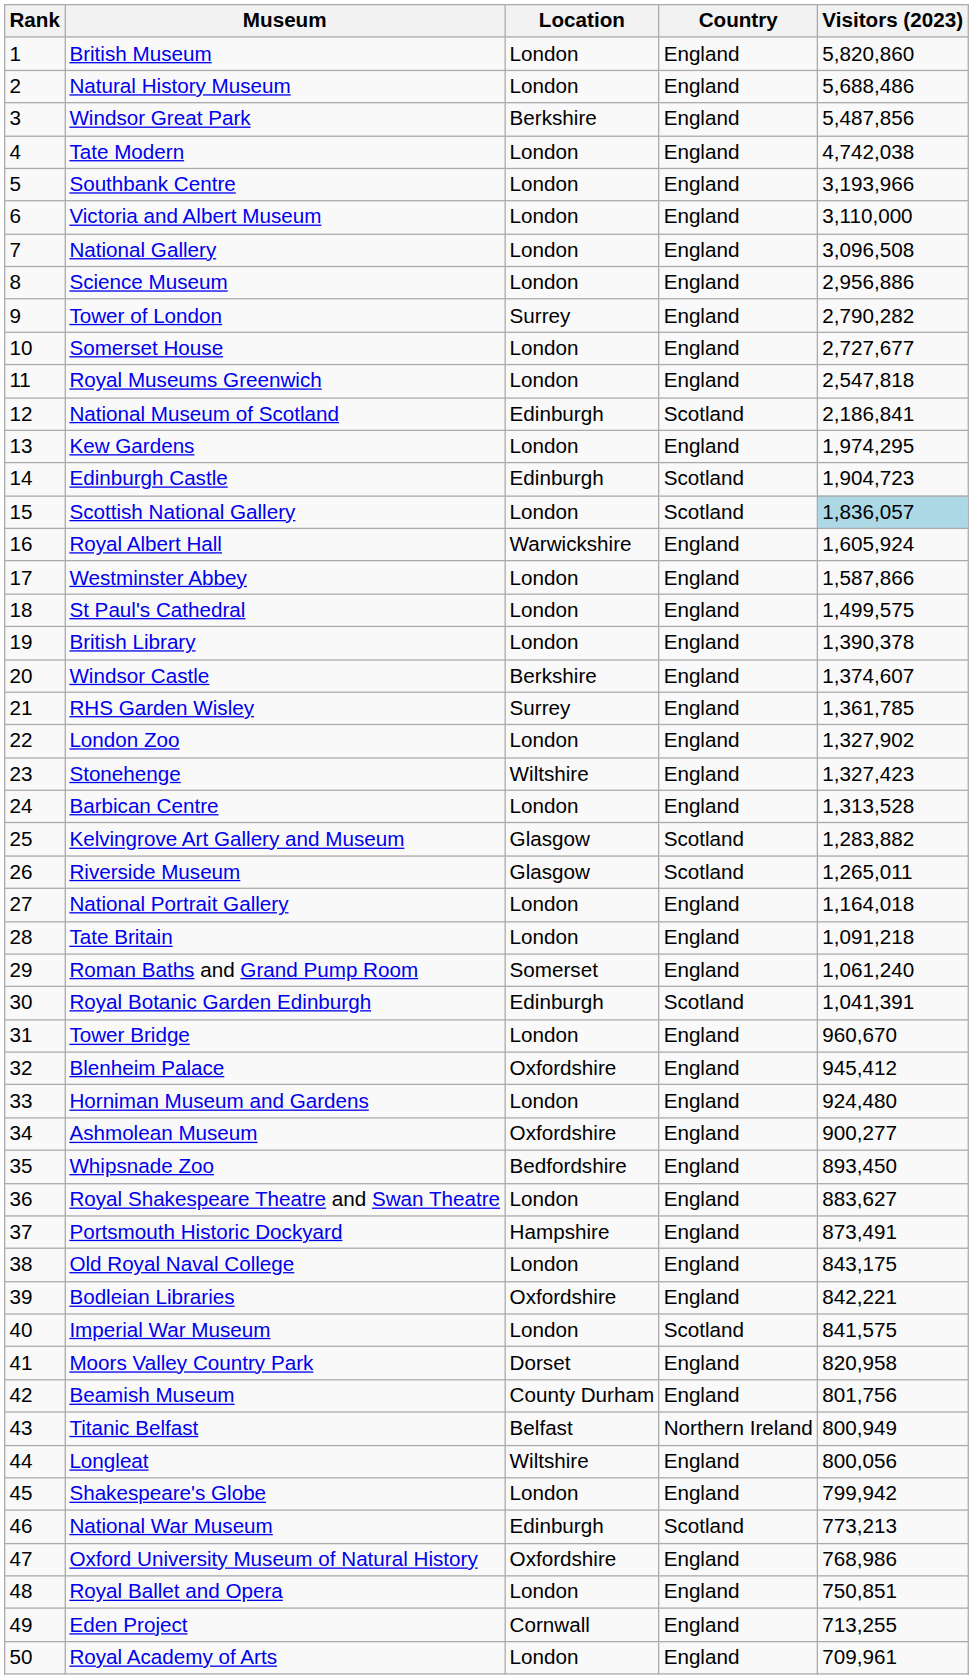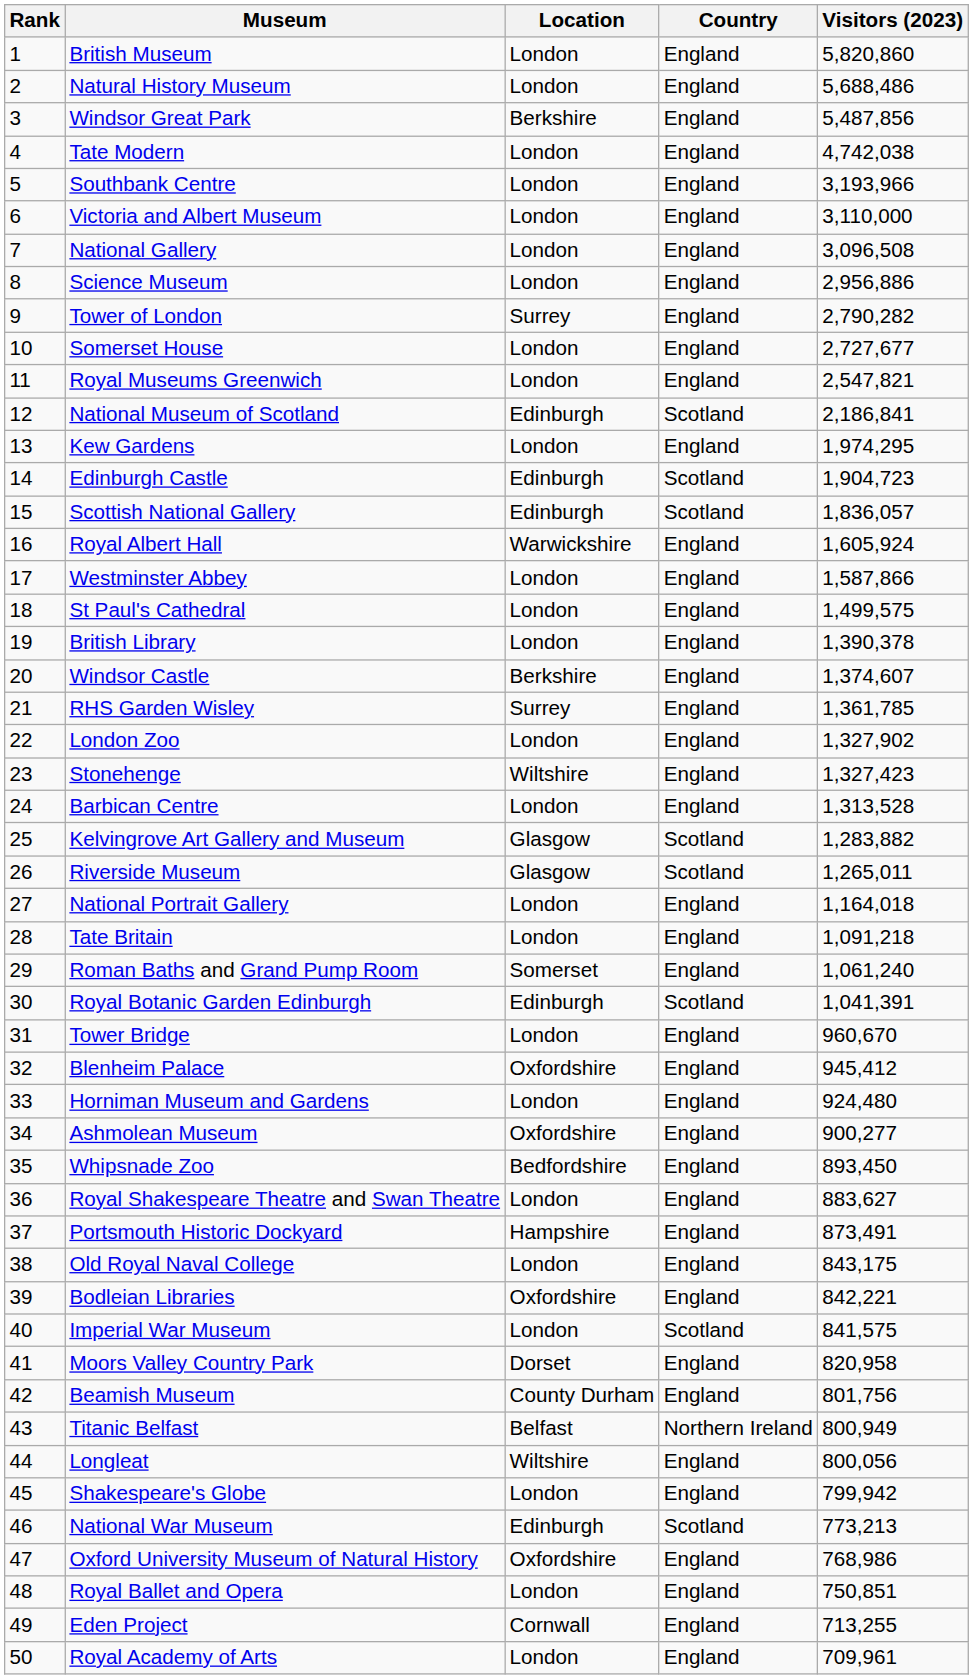(868, 380) 2,547,818 -> (868, 380) 2,547,821
(544, 511) London -> (557, 511) Edinburgh
(868, 511) lightblue background -> (868, 511) no background
